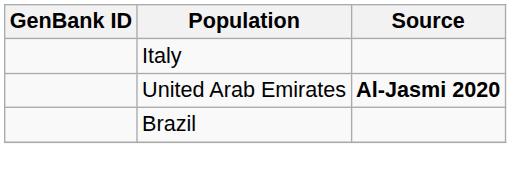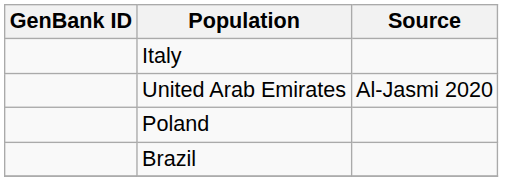(428, 90) bold -> (425, 90) normal
+ row: (176, 124)
